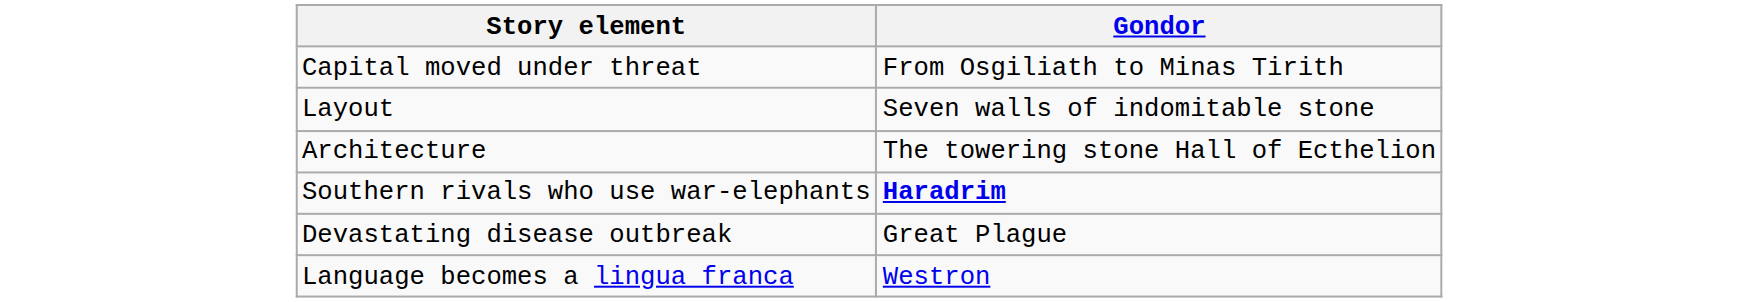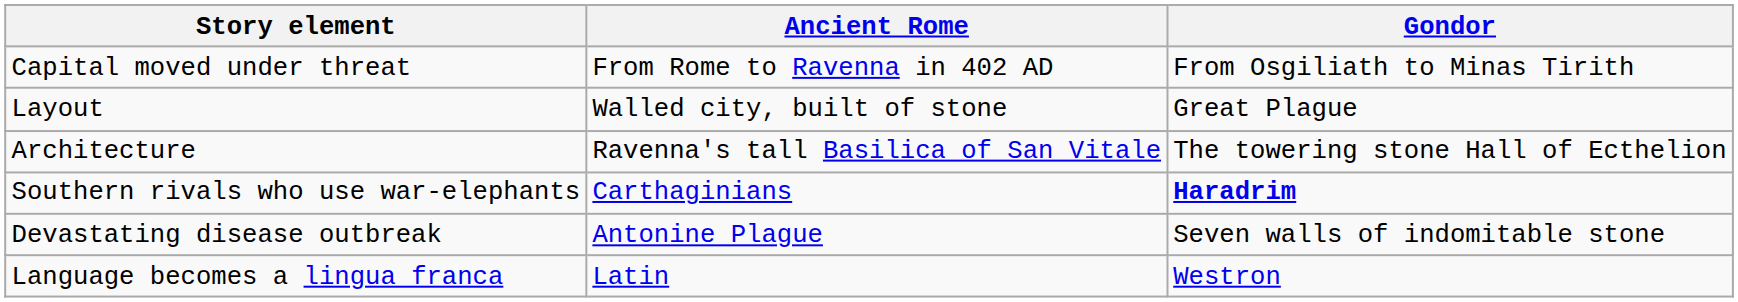+ column: (877, 26)
(1129, 109) Seven walls of indomitable stone -> (1265, 109) Great Plague
(975, 235) Great Plague -> (1419, 235) Seven walls of indomitable stone
